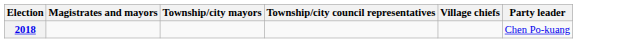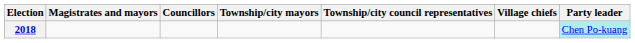+ column: (189, 12)
(537, 29) no background -> (595, 29) paleturquoise background
